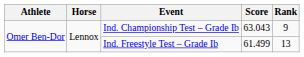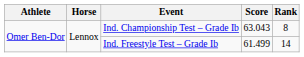(286, 28) 9 -> (286, 28) 8
(286, 44) 13 -> (286, 44) 14
